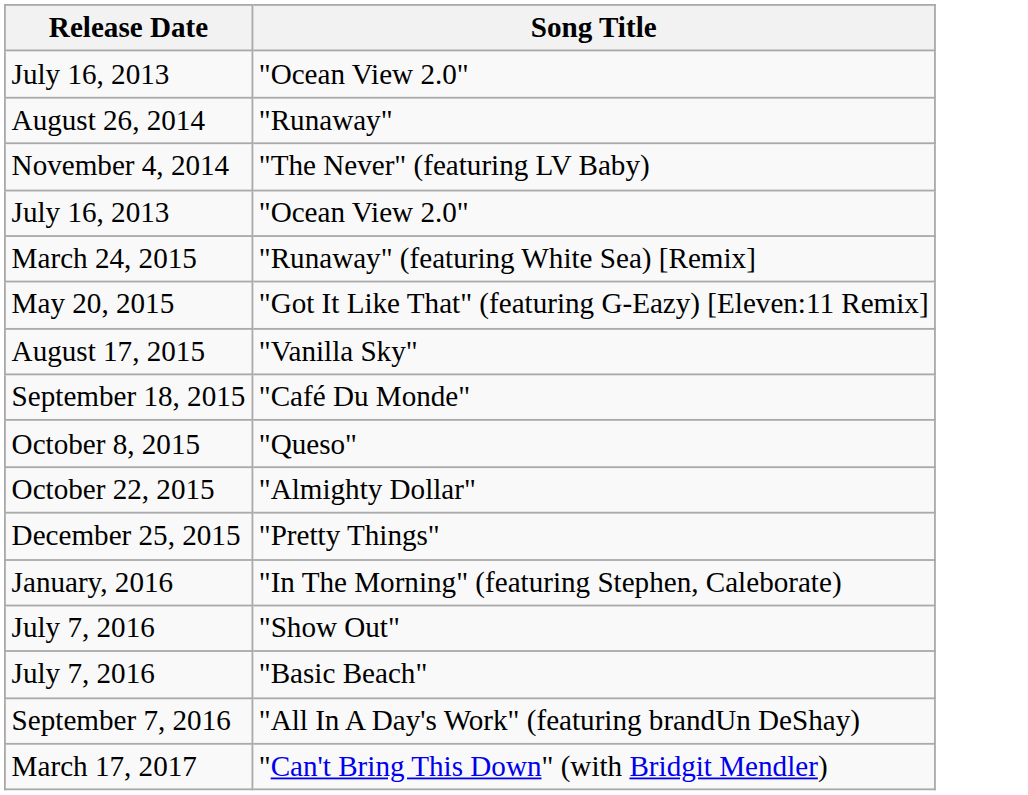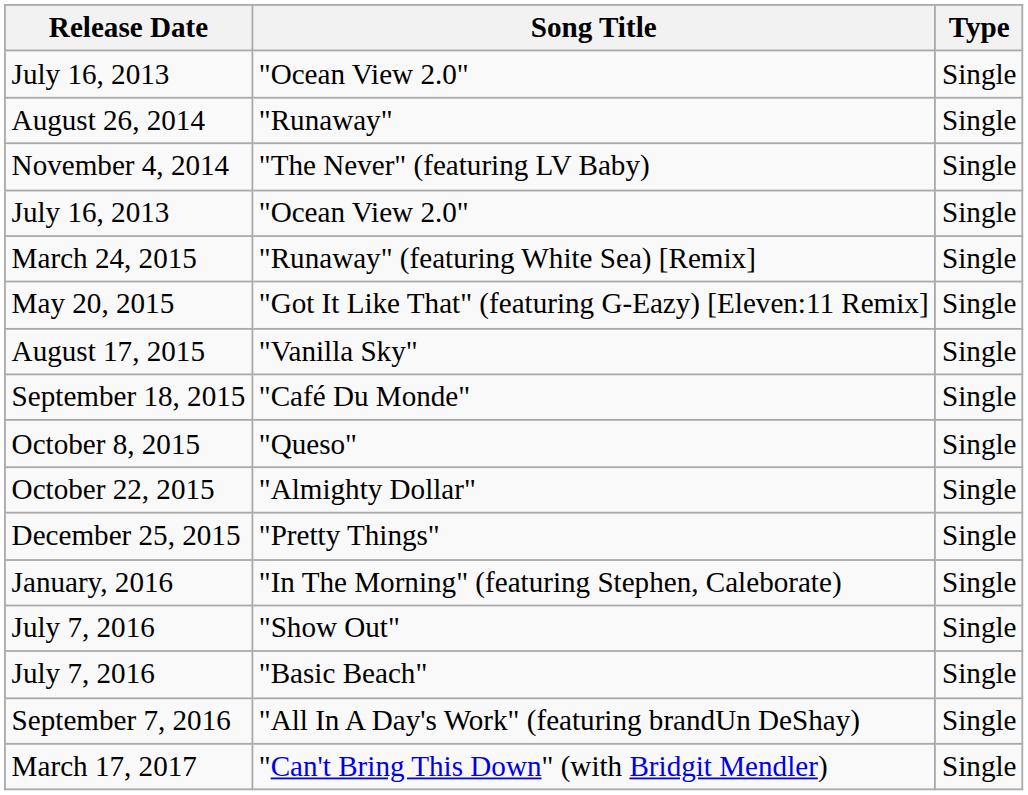+ column: (979, 27)
